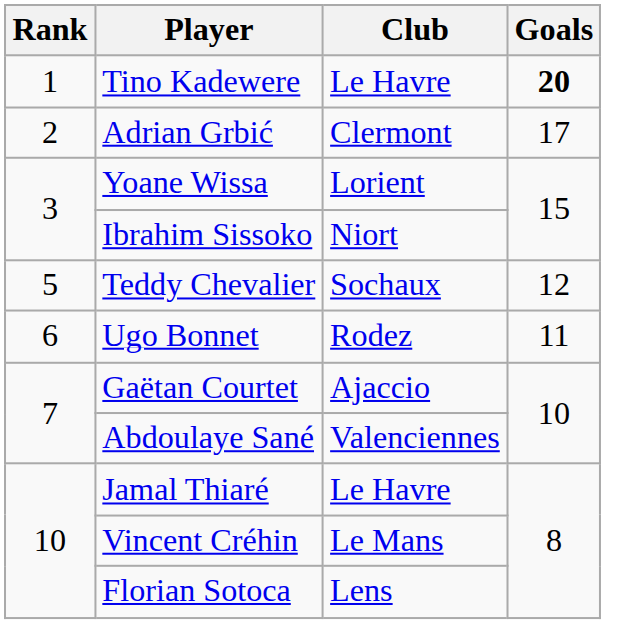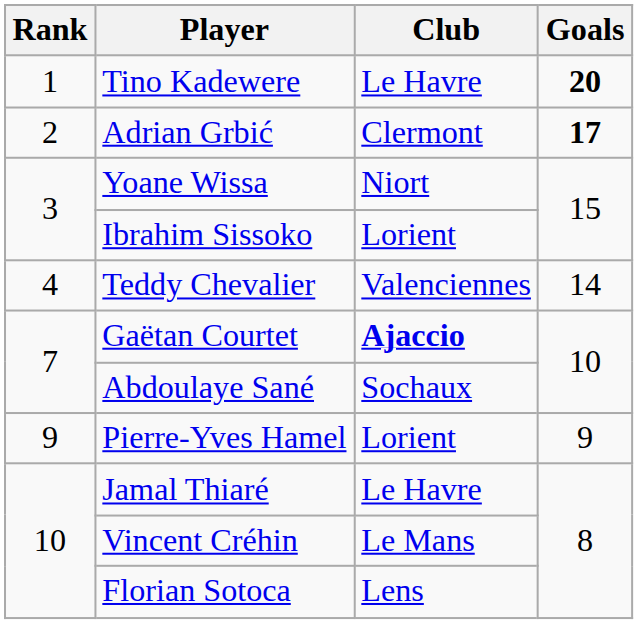(554, 132) normal -> (585, 132) bold
(377, 183) Lorient -> (395, 183) Niort
(364, 234) Niort -> (409, 234) Lorient
(50, 285) 5 -> (50, 285) 4
(386, 285) Sochaux -> (446, 285) Valenciennes
(554, 285) 12 -> (585, 285) 14
- row: (181, 336)
(380, 387) normal -> (413, 336) bold
(415, 438) Valenciennes -> (417, 387) Sochaux
+ row: (224, 438)
